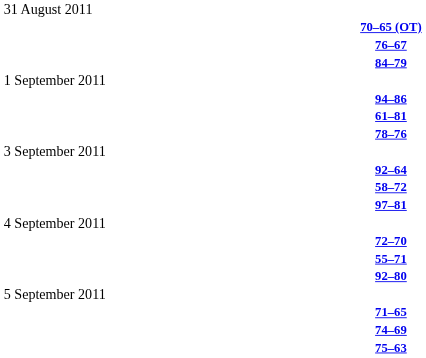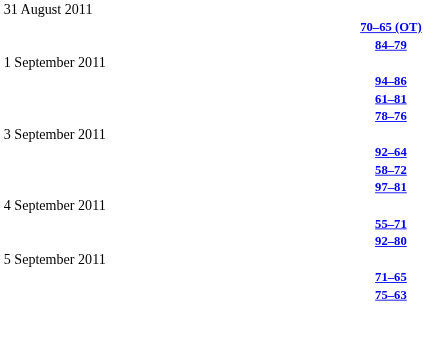- row: (164, 45)
- row: (164, 241)
- row: (164, 330)
